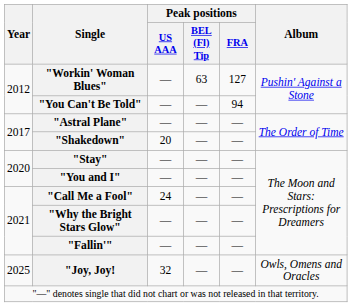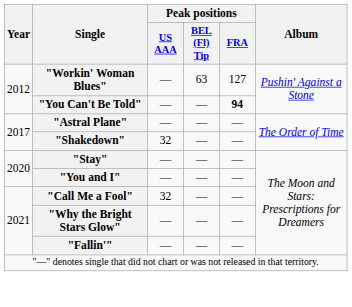(237, 104) normal -> (237, 104) bold
(165, 141) 20 -> (165, 141) 32
(165, 196) 24 -> (165, 196) 32
- row: (90, 270)
